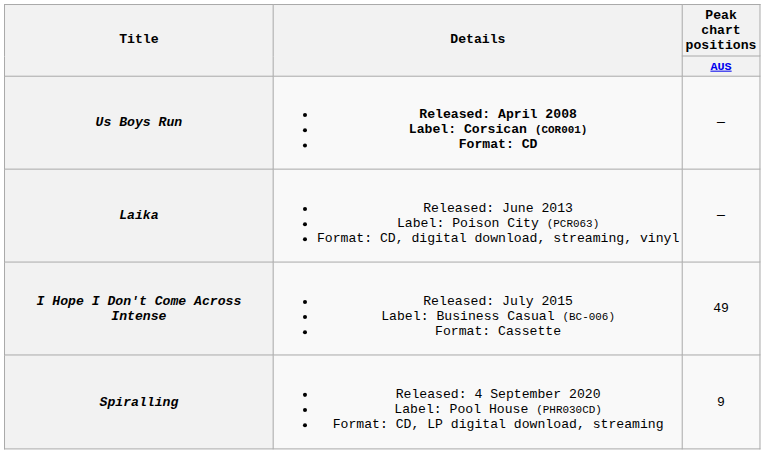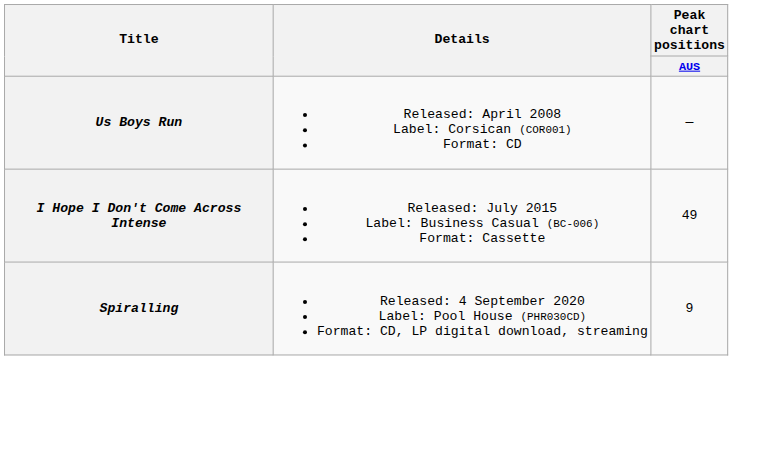(478, 130) bold -> (462, 130) normal
- row: (139, 216)
